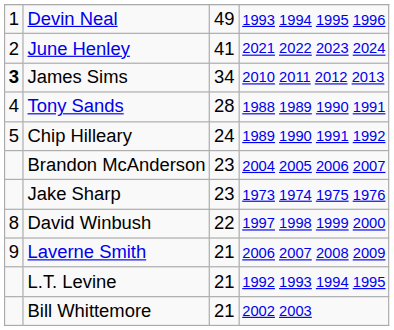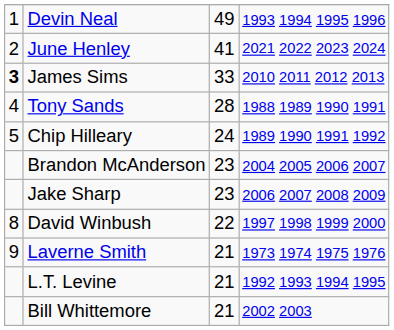(224, 77) 34 -> (224, 77) 33
(314, 194) 1973 1974 1975 1976 -> (314, 194) 2006 2007 2008 2009
(314, 253) 2006 2007 2008 2009 -> (314, 253) 1973 1974 1975 1976
